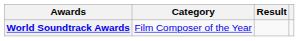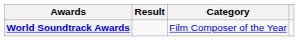columns swapped: (193, 12) <-> (272, 12)
